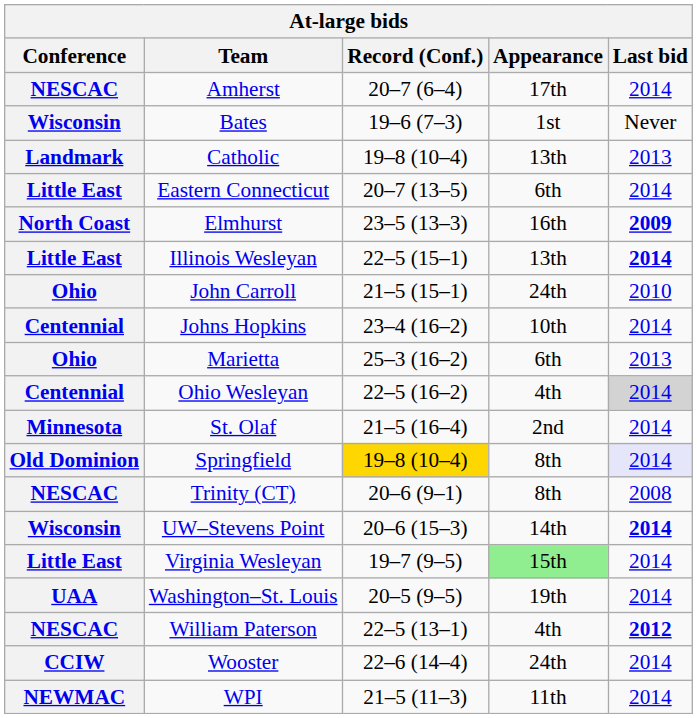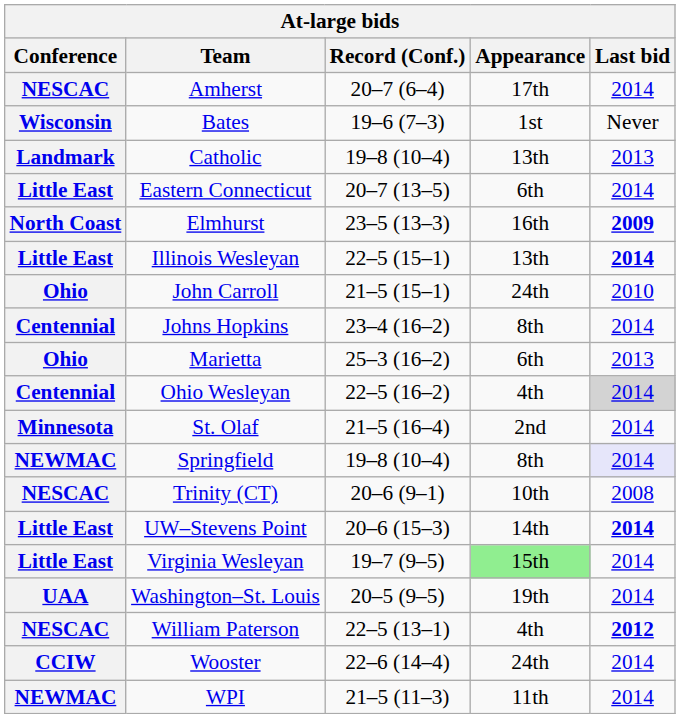(548, 325) 10th -> (530, 325) 8th
(74, 460) Old Dominion -> (65, 460) NEWMAC
(415, 460) gold background -> (397, 460) no background
(548, 493) 8th -> (530, 493) 10th
(74, 527) Wisconsin -> (65, 527) Little East
